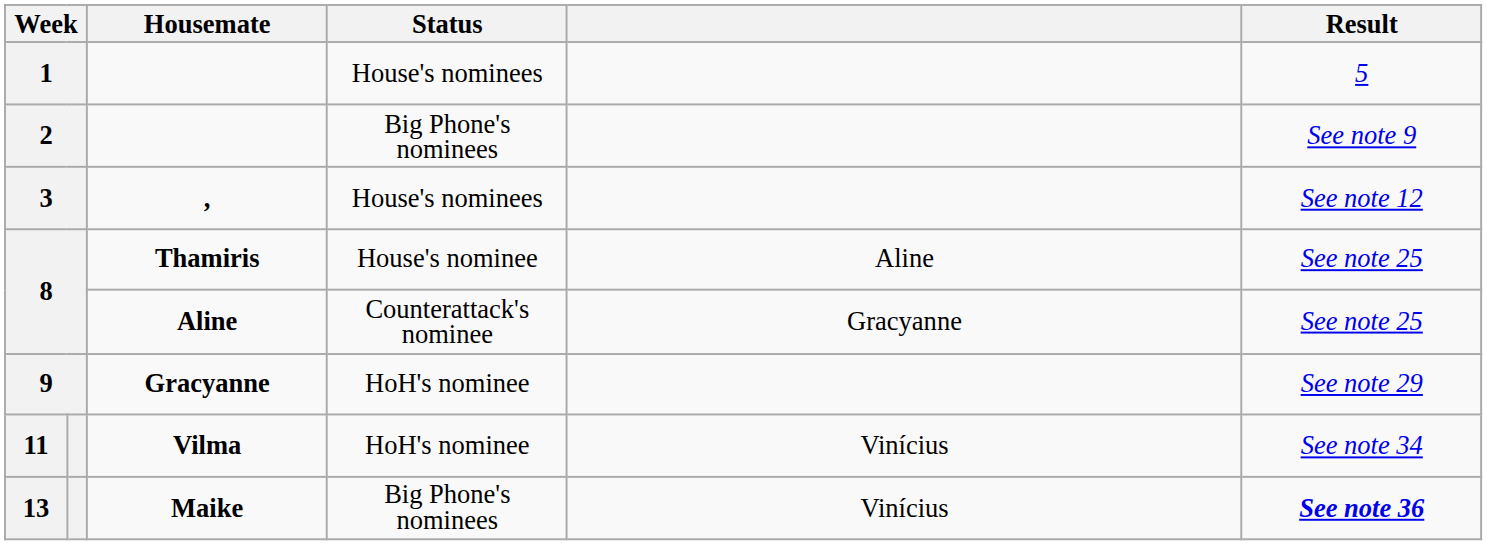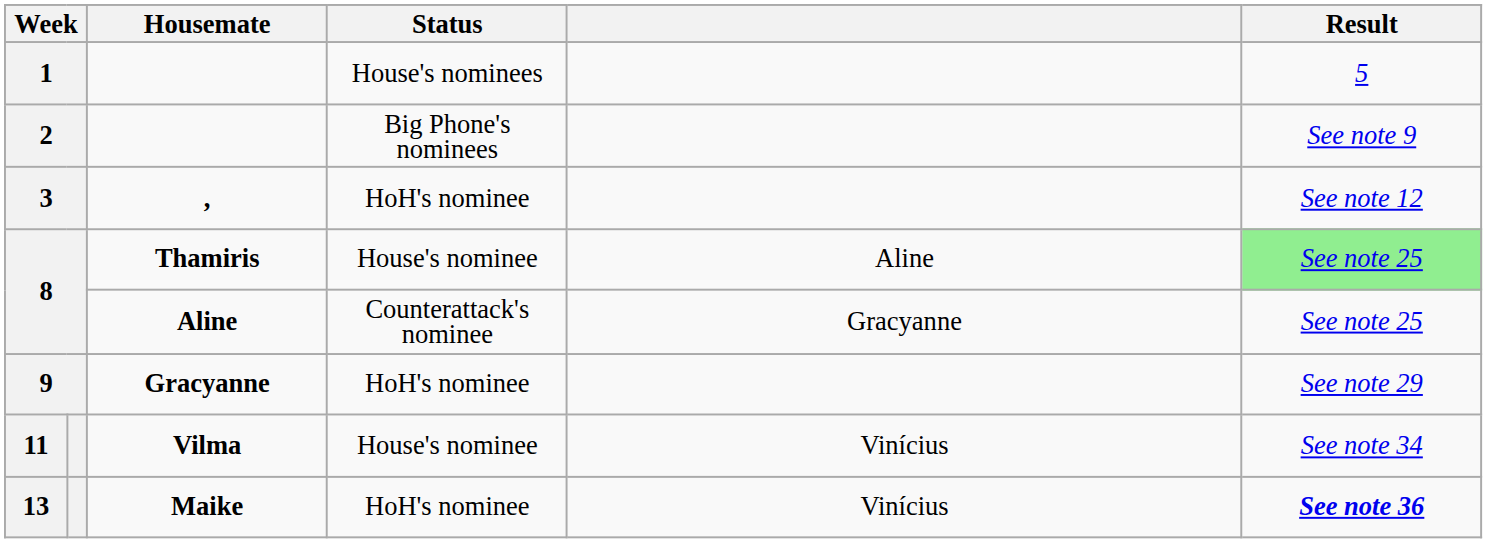(447, 198) House's nominees -> (447, 198) HoH's nominee
(1362, 259) no background -> (1362, 259) lightgreen background
(447, 445) HoH's nominee -> (447, 445) House's nominee
(447, 507) Big Phone's nominees -> (447, 506) HoH's nominee
